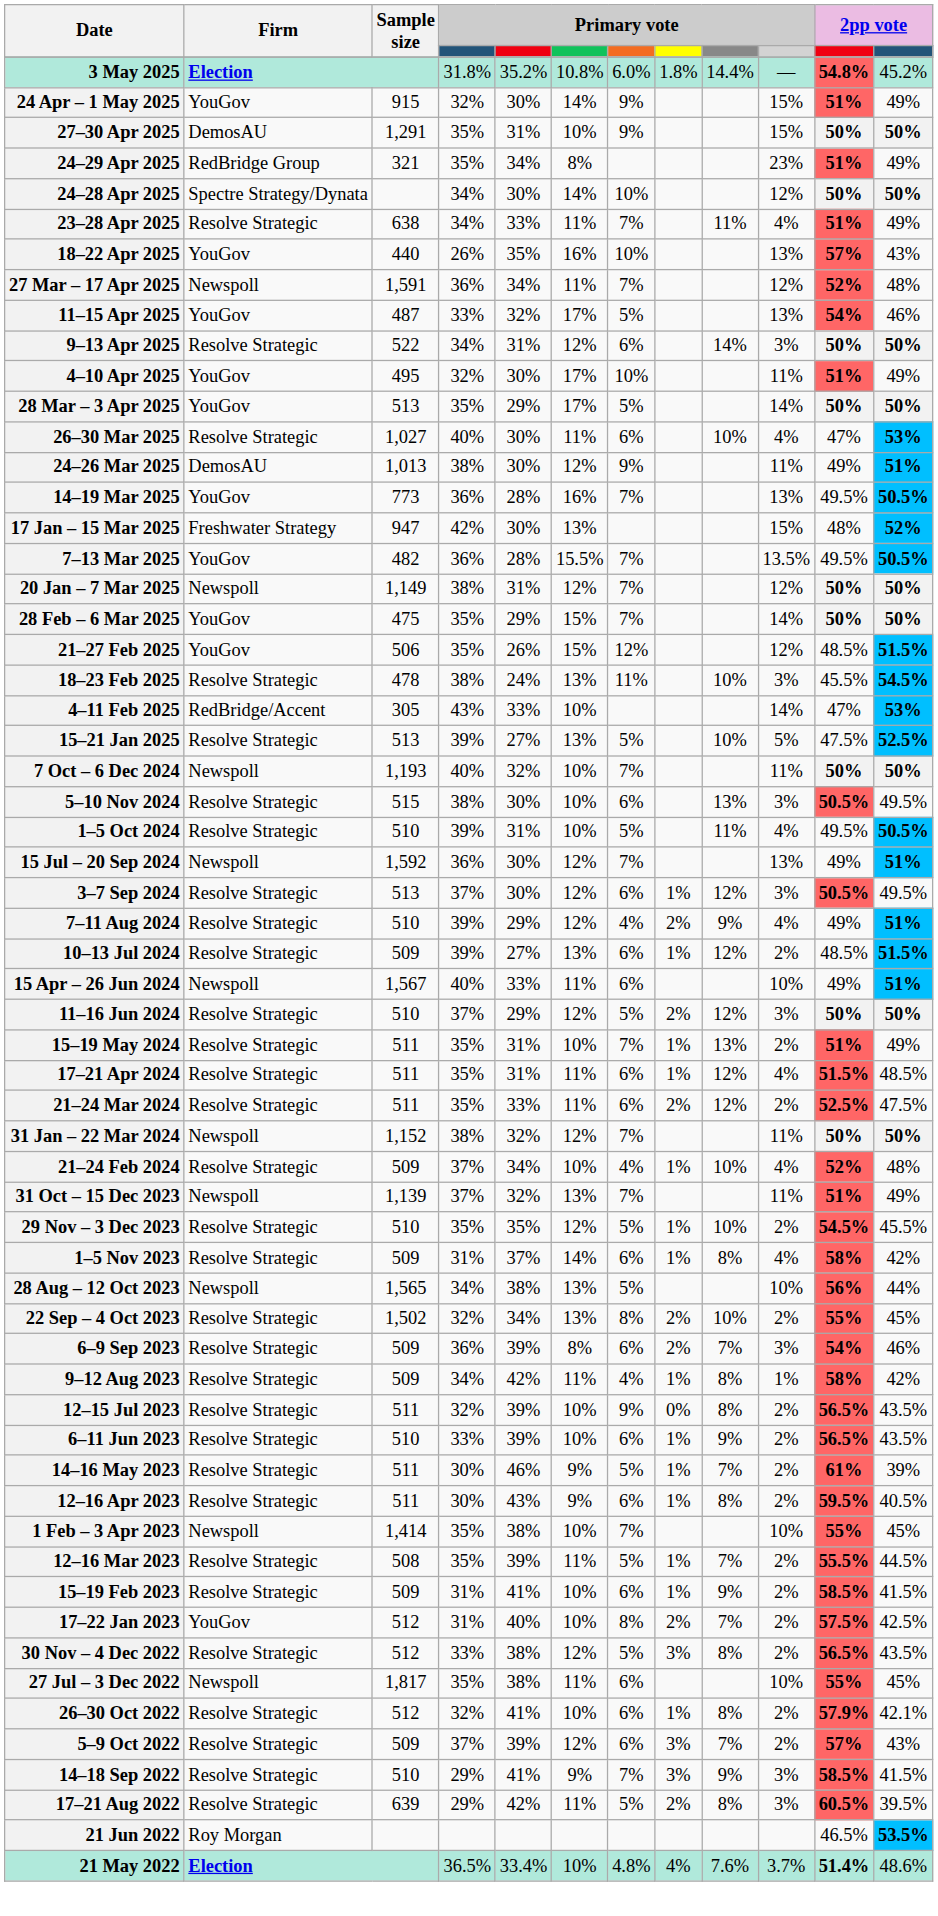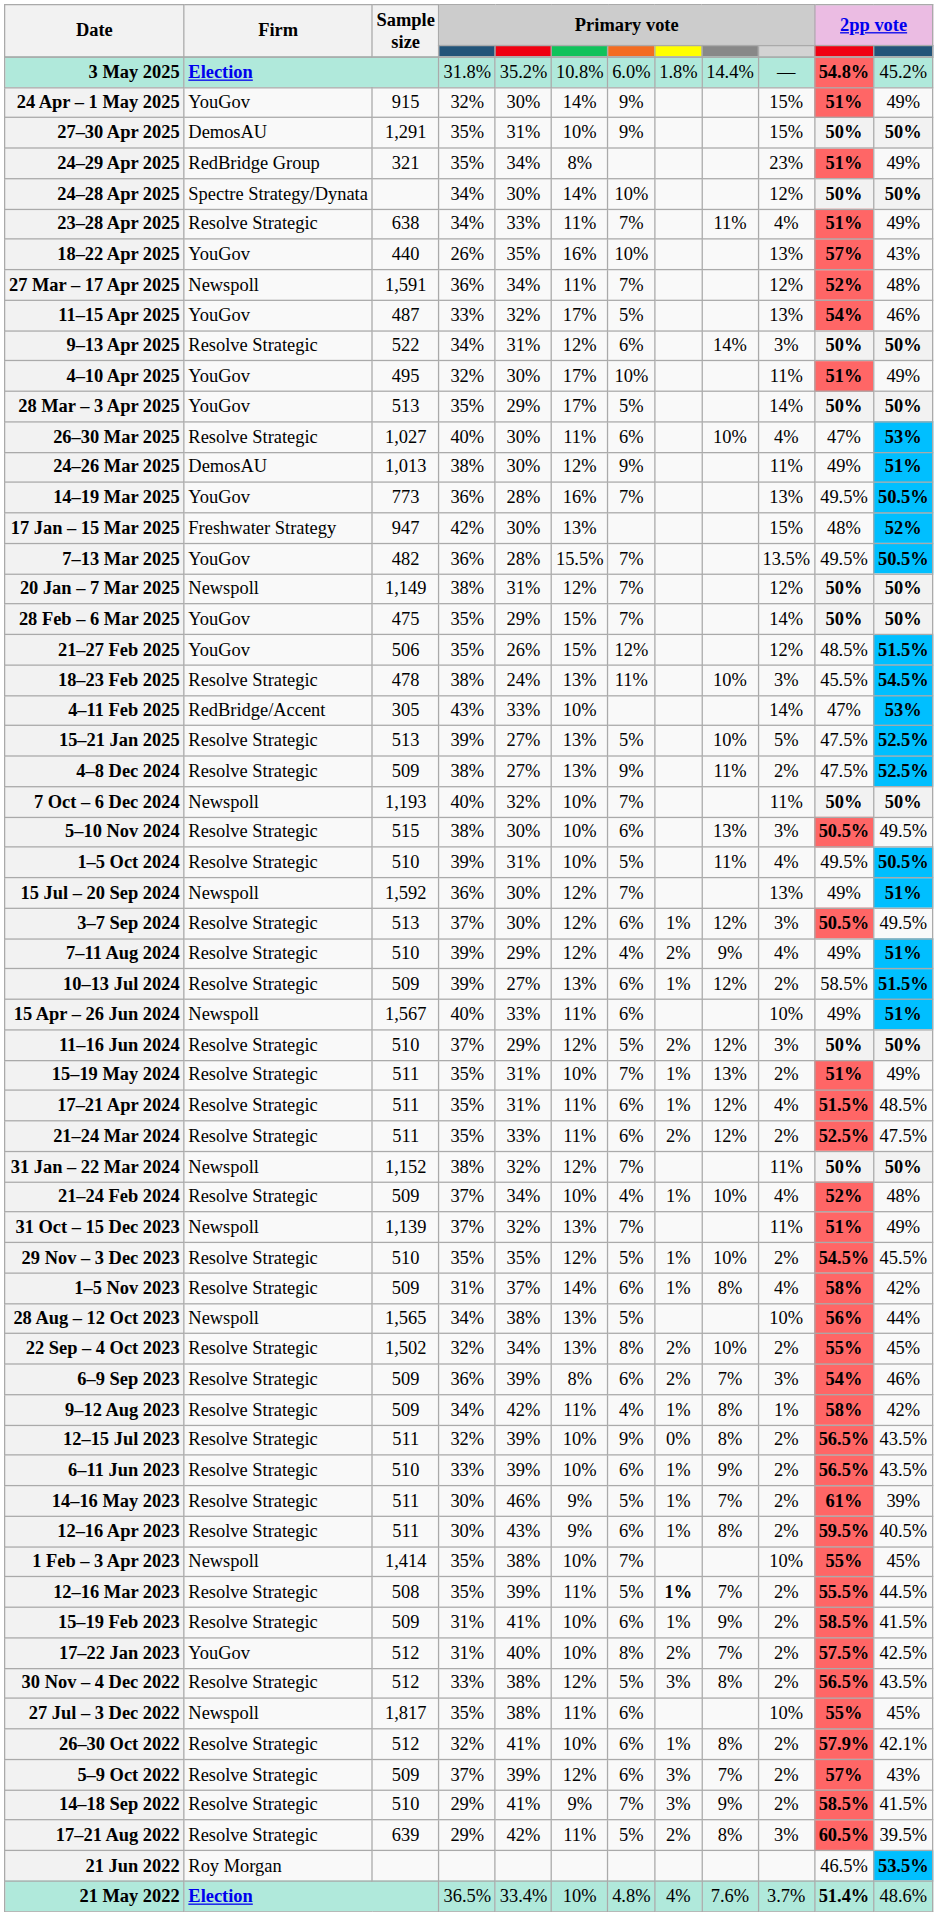+ row: (128, 771)
(844, 953) 48.5% -> (844, 984) 58.5%
(678, 1561) normal -> (678, 1592) bold
(786, 1774) 3% -> (786, 1805) 2%
